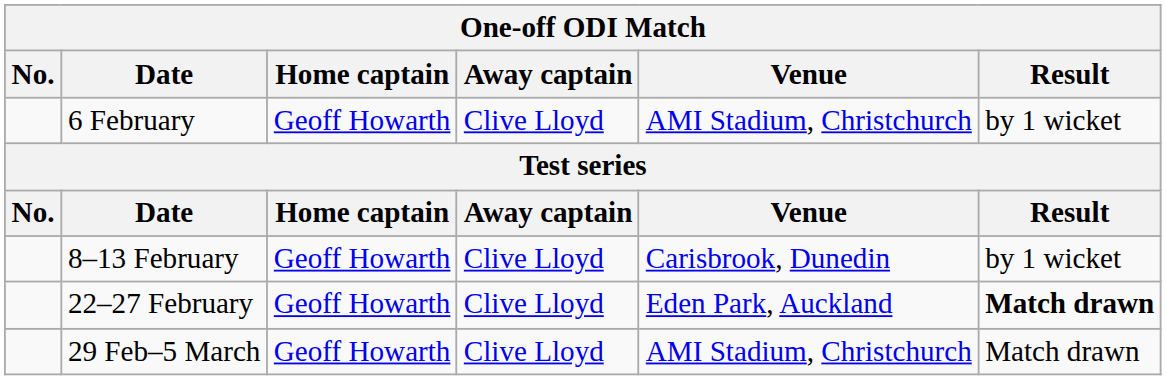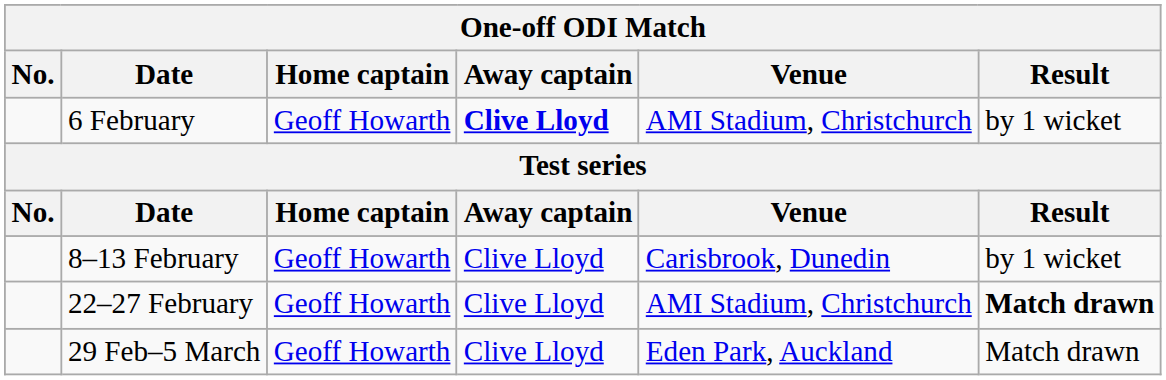(534, 119) normal -> (536, 119) bold
(769, 304) Eden Park, Auckland -> (809, 304) AMI Stadium, Christchurch
(809, 350) AMI Stadium, Christchurch -> (769, 350) Eden Park, Auckland
